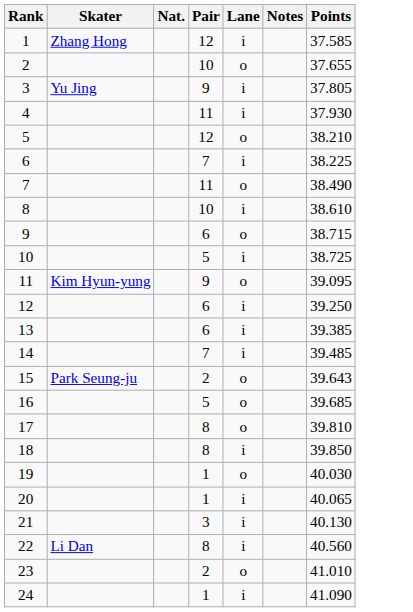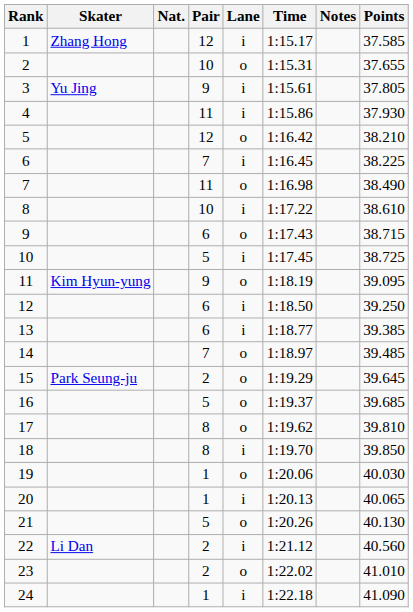+ column: (290, 16)
(243, 354) i -> (243, 354) o
(331, 378) 39.643 -> (384, 378) 39.645
(206, 522) 3 -> (206, 522) 5
(243, 522) i -> (243, 522) o
(206, 546) 8 -> (206, 546) 2
